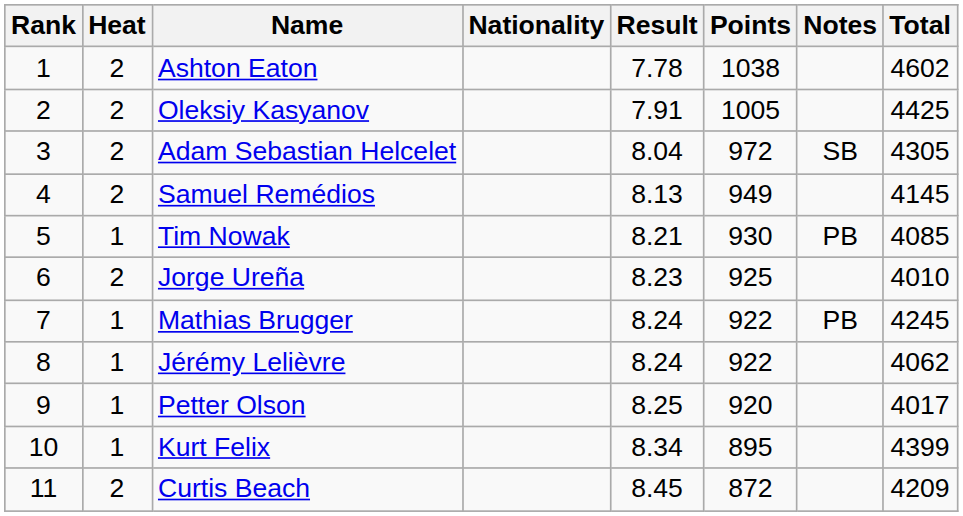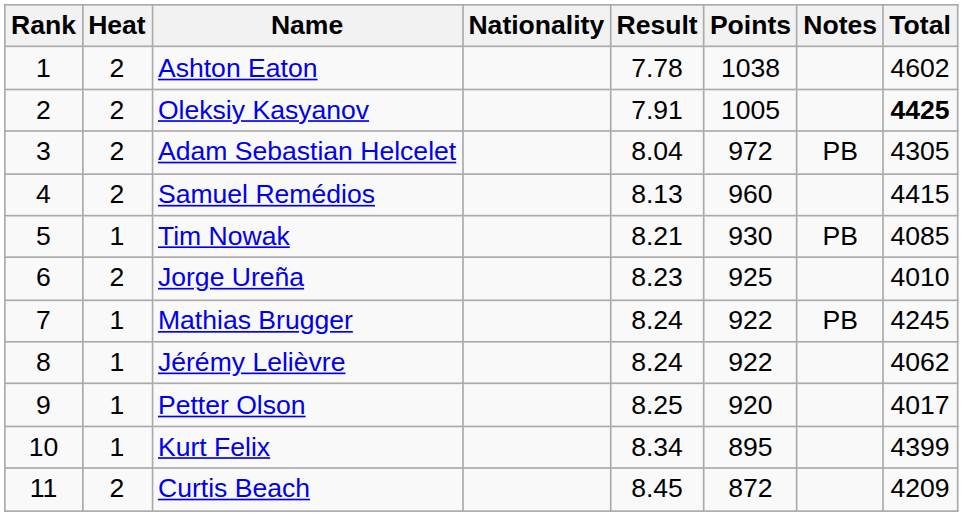(920, 109) normal -> (920, 109) bold
(840, 151) SB -> (840, 151) PB
(750, 194) 949 -> (750, 194) 960
(920, 194) 4145 -> (920, 194) 4415
